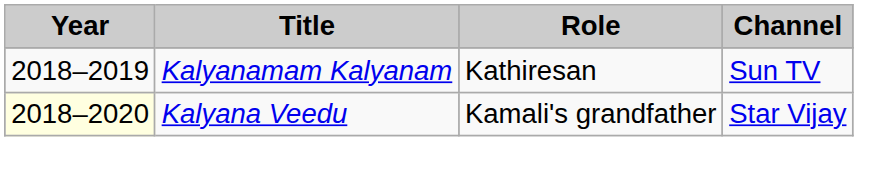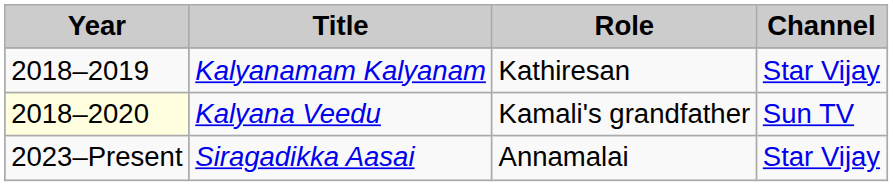(775, 69) Sun TV -> (821, 69) Star Vijay
(788, 113) Star Vijay -> (808, 113) Sun TV
+ row: (305, 157)
